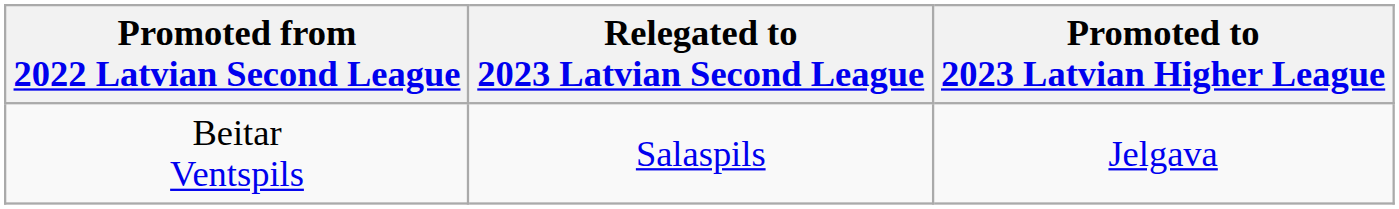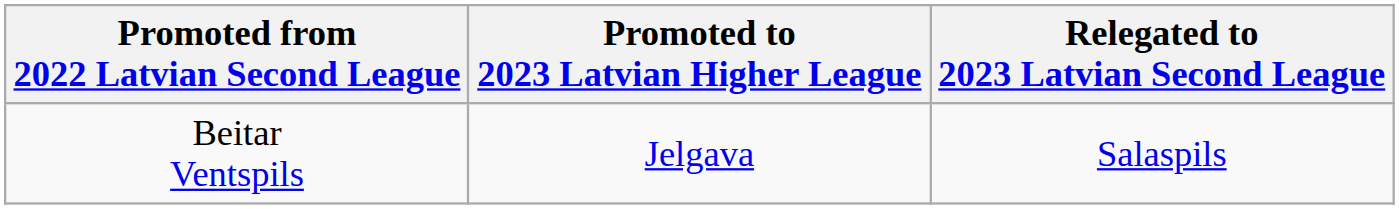columns swapped: (1163, 53) <-> (701, 53)
